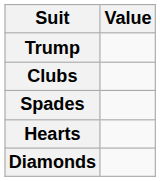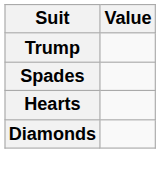- row: (52, 76)
